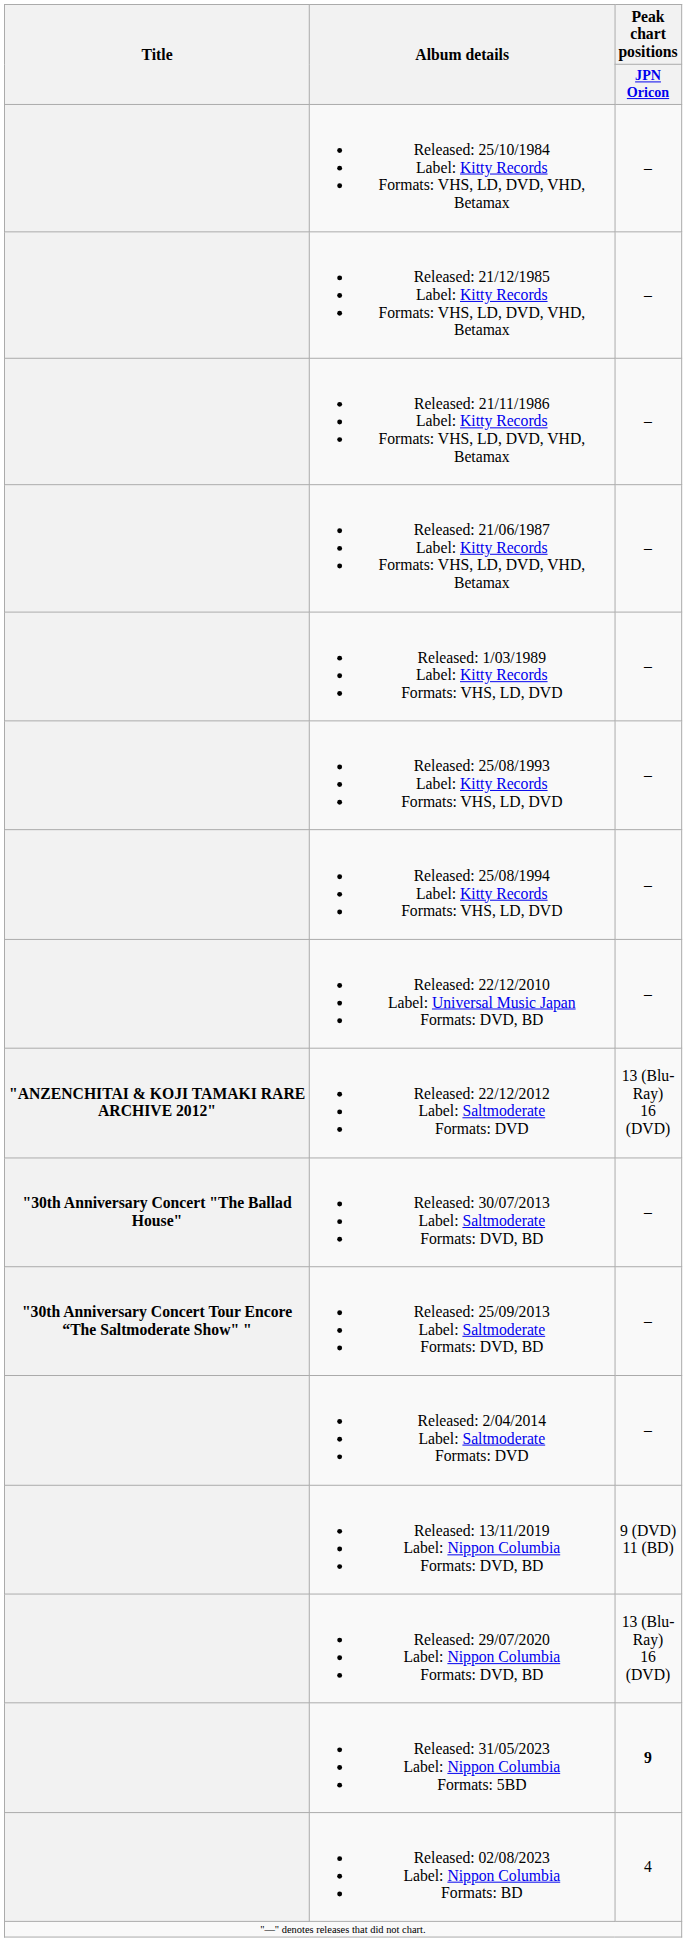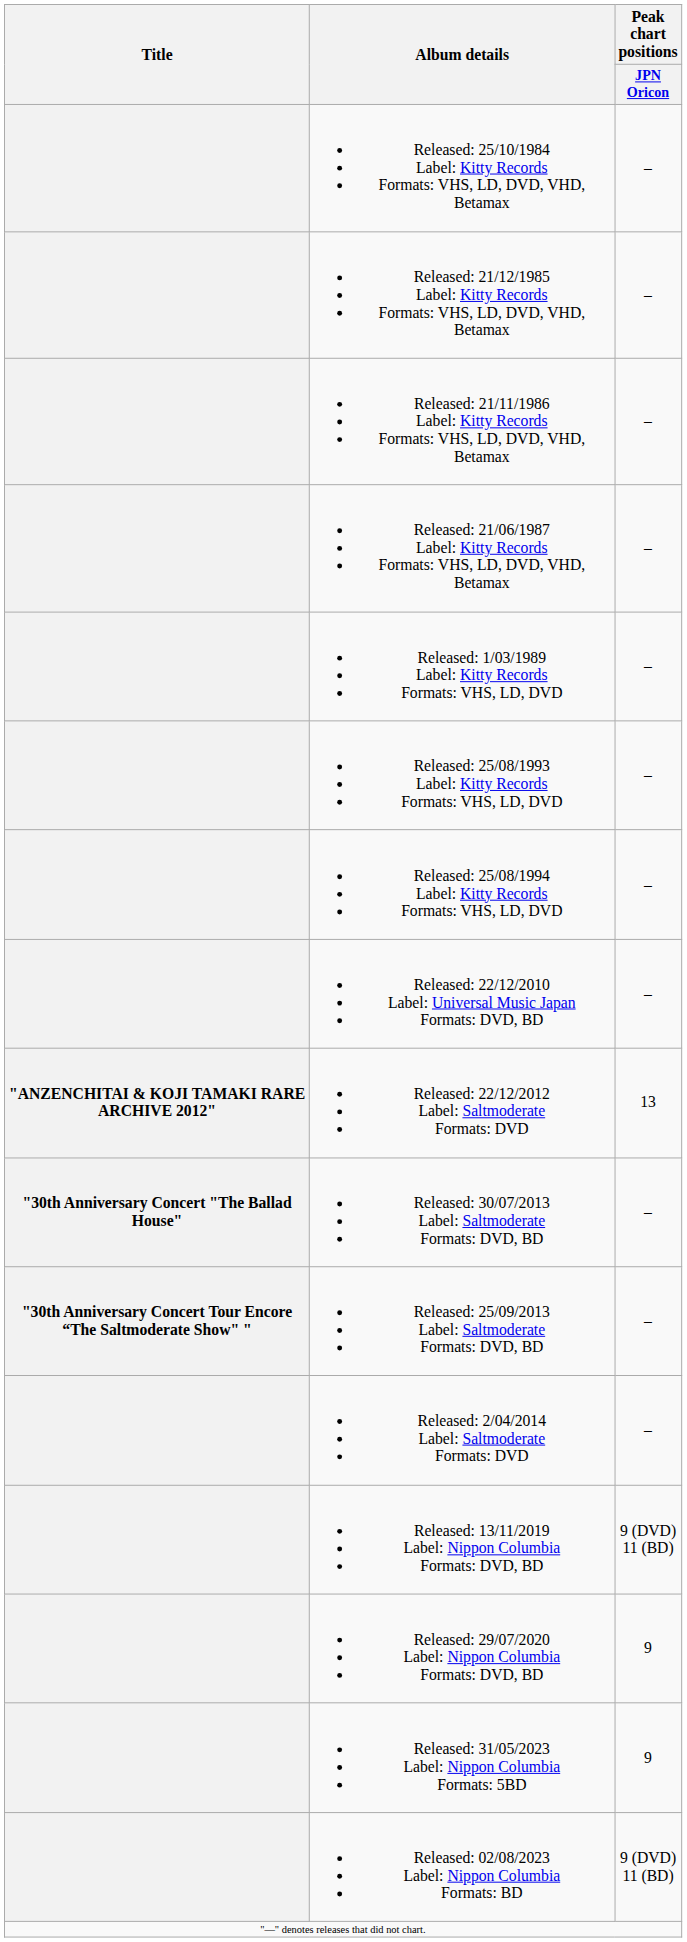(648, 1102) 13 (Blu-Ray) 16 (DVD) -> (648, 1102) 13
(648, 1648) 13 (Blu-Ray) 16 (DVD) -> (648, 1648) 9
(648, 1757) bold -> (648, 1757) normal
(648, 1866) 4 -> (648, 1866) 9 (DVD) 11 (BD)
